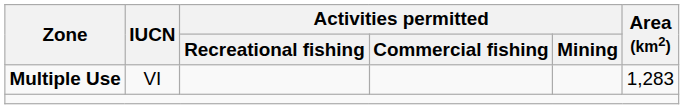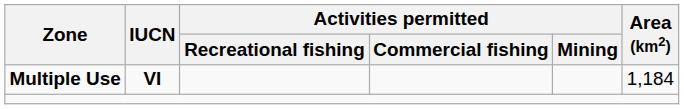(152, 79) normal -> (152, 79) bold
(650, 79) 1,283 -> (650, 79) 1,184
